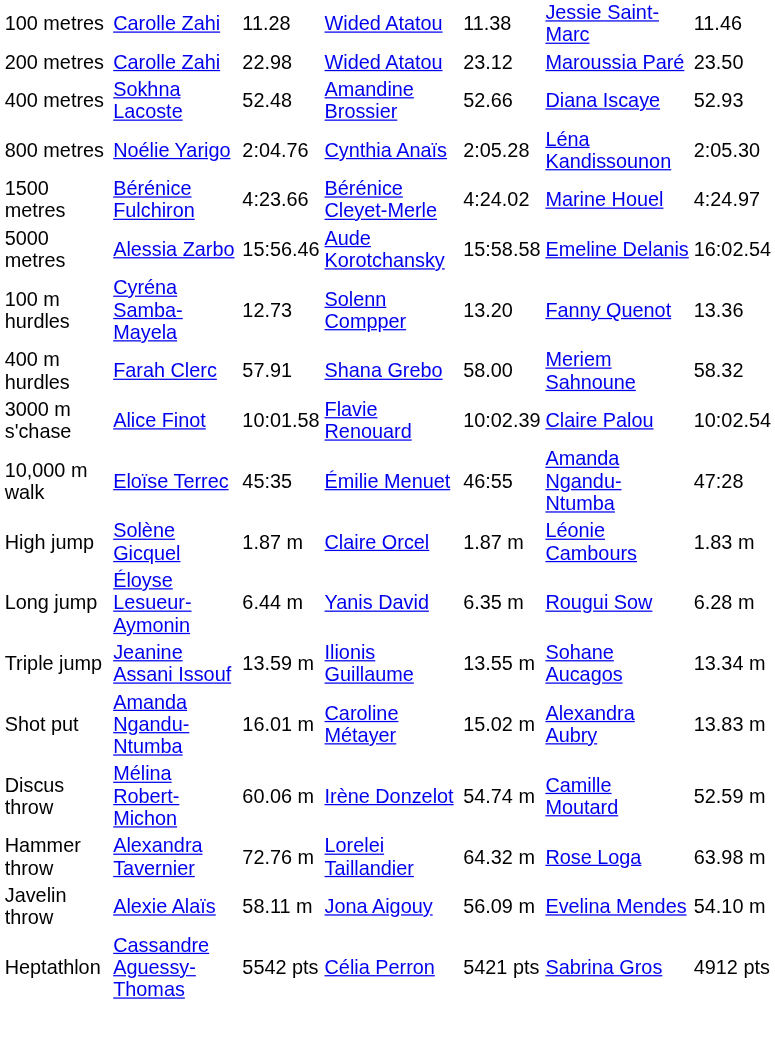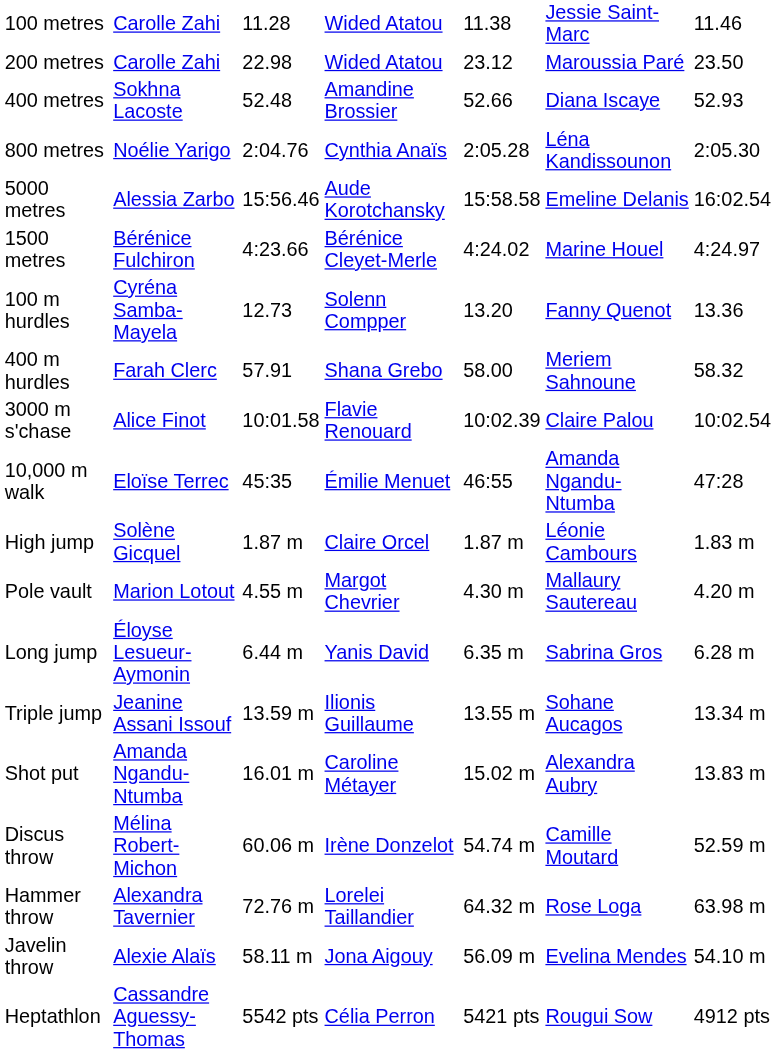rows swapped: (35, 200) <-> (35, 249)
+ row: (48, 591)
(599, 603) Rougui Sow -> (604, 652) Sabrina Gros
(604, 967) Sabrina Gros -> (599, 1017) Rougui Sow
